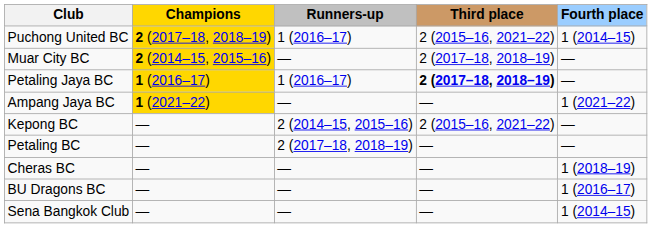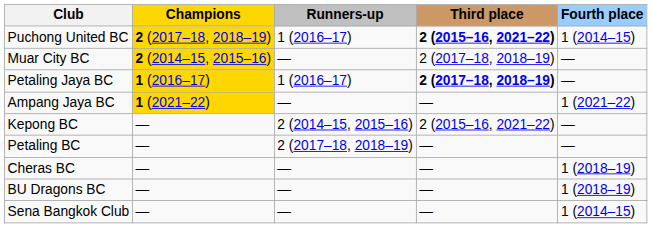(487, 37) normal -> (487, 37) bold
(598, 189) 1 (2016–17) -> (598, 189) 1 (2018–19)
